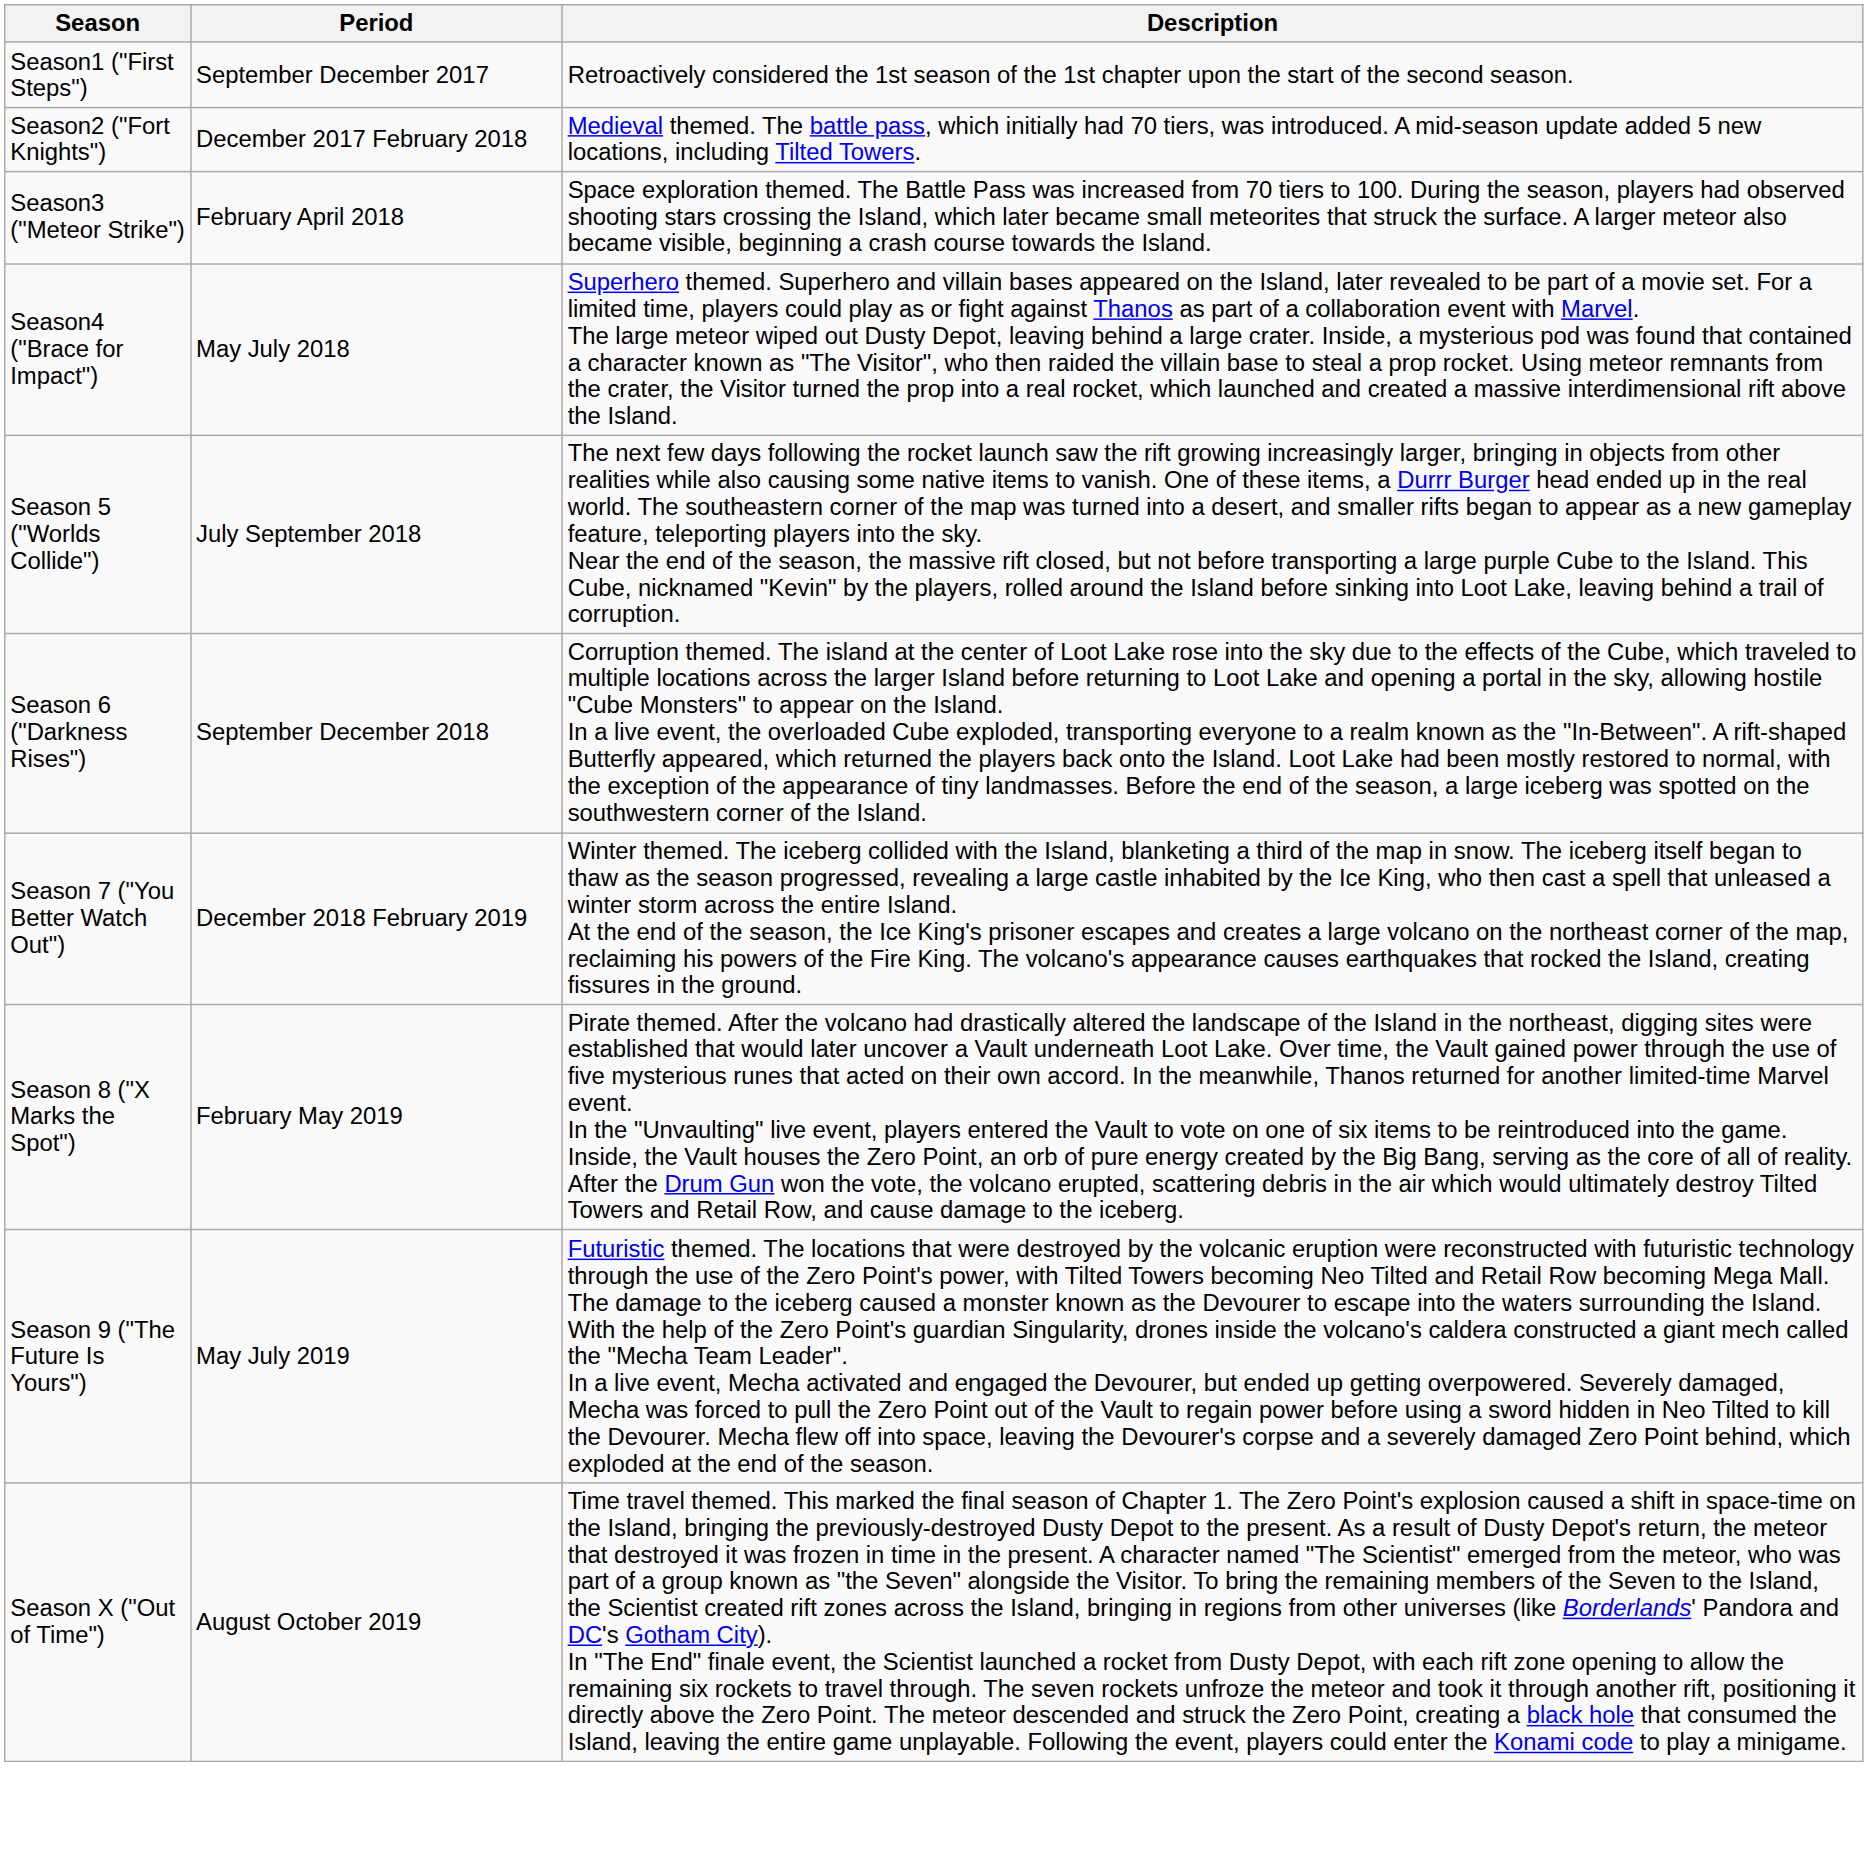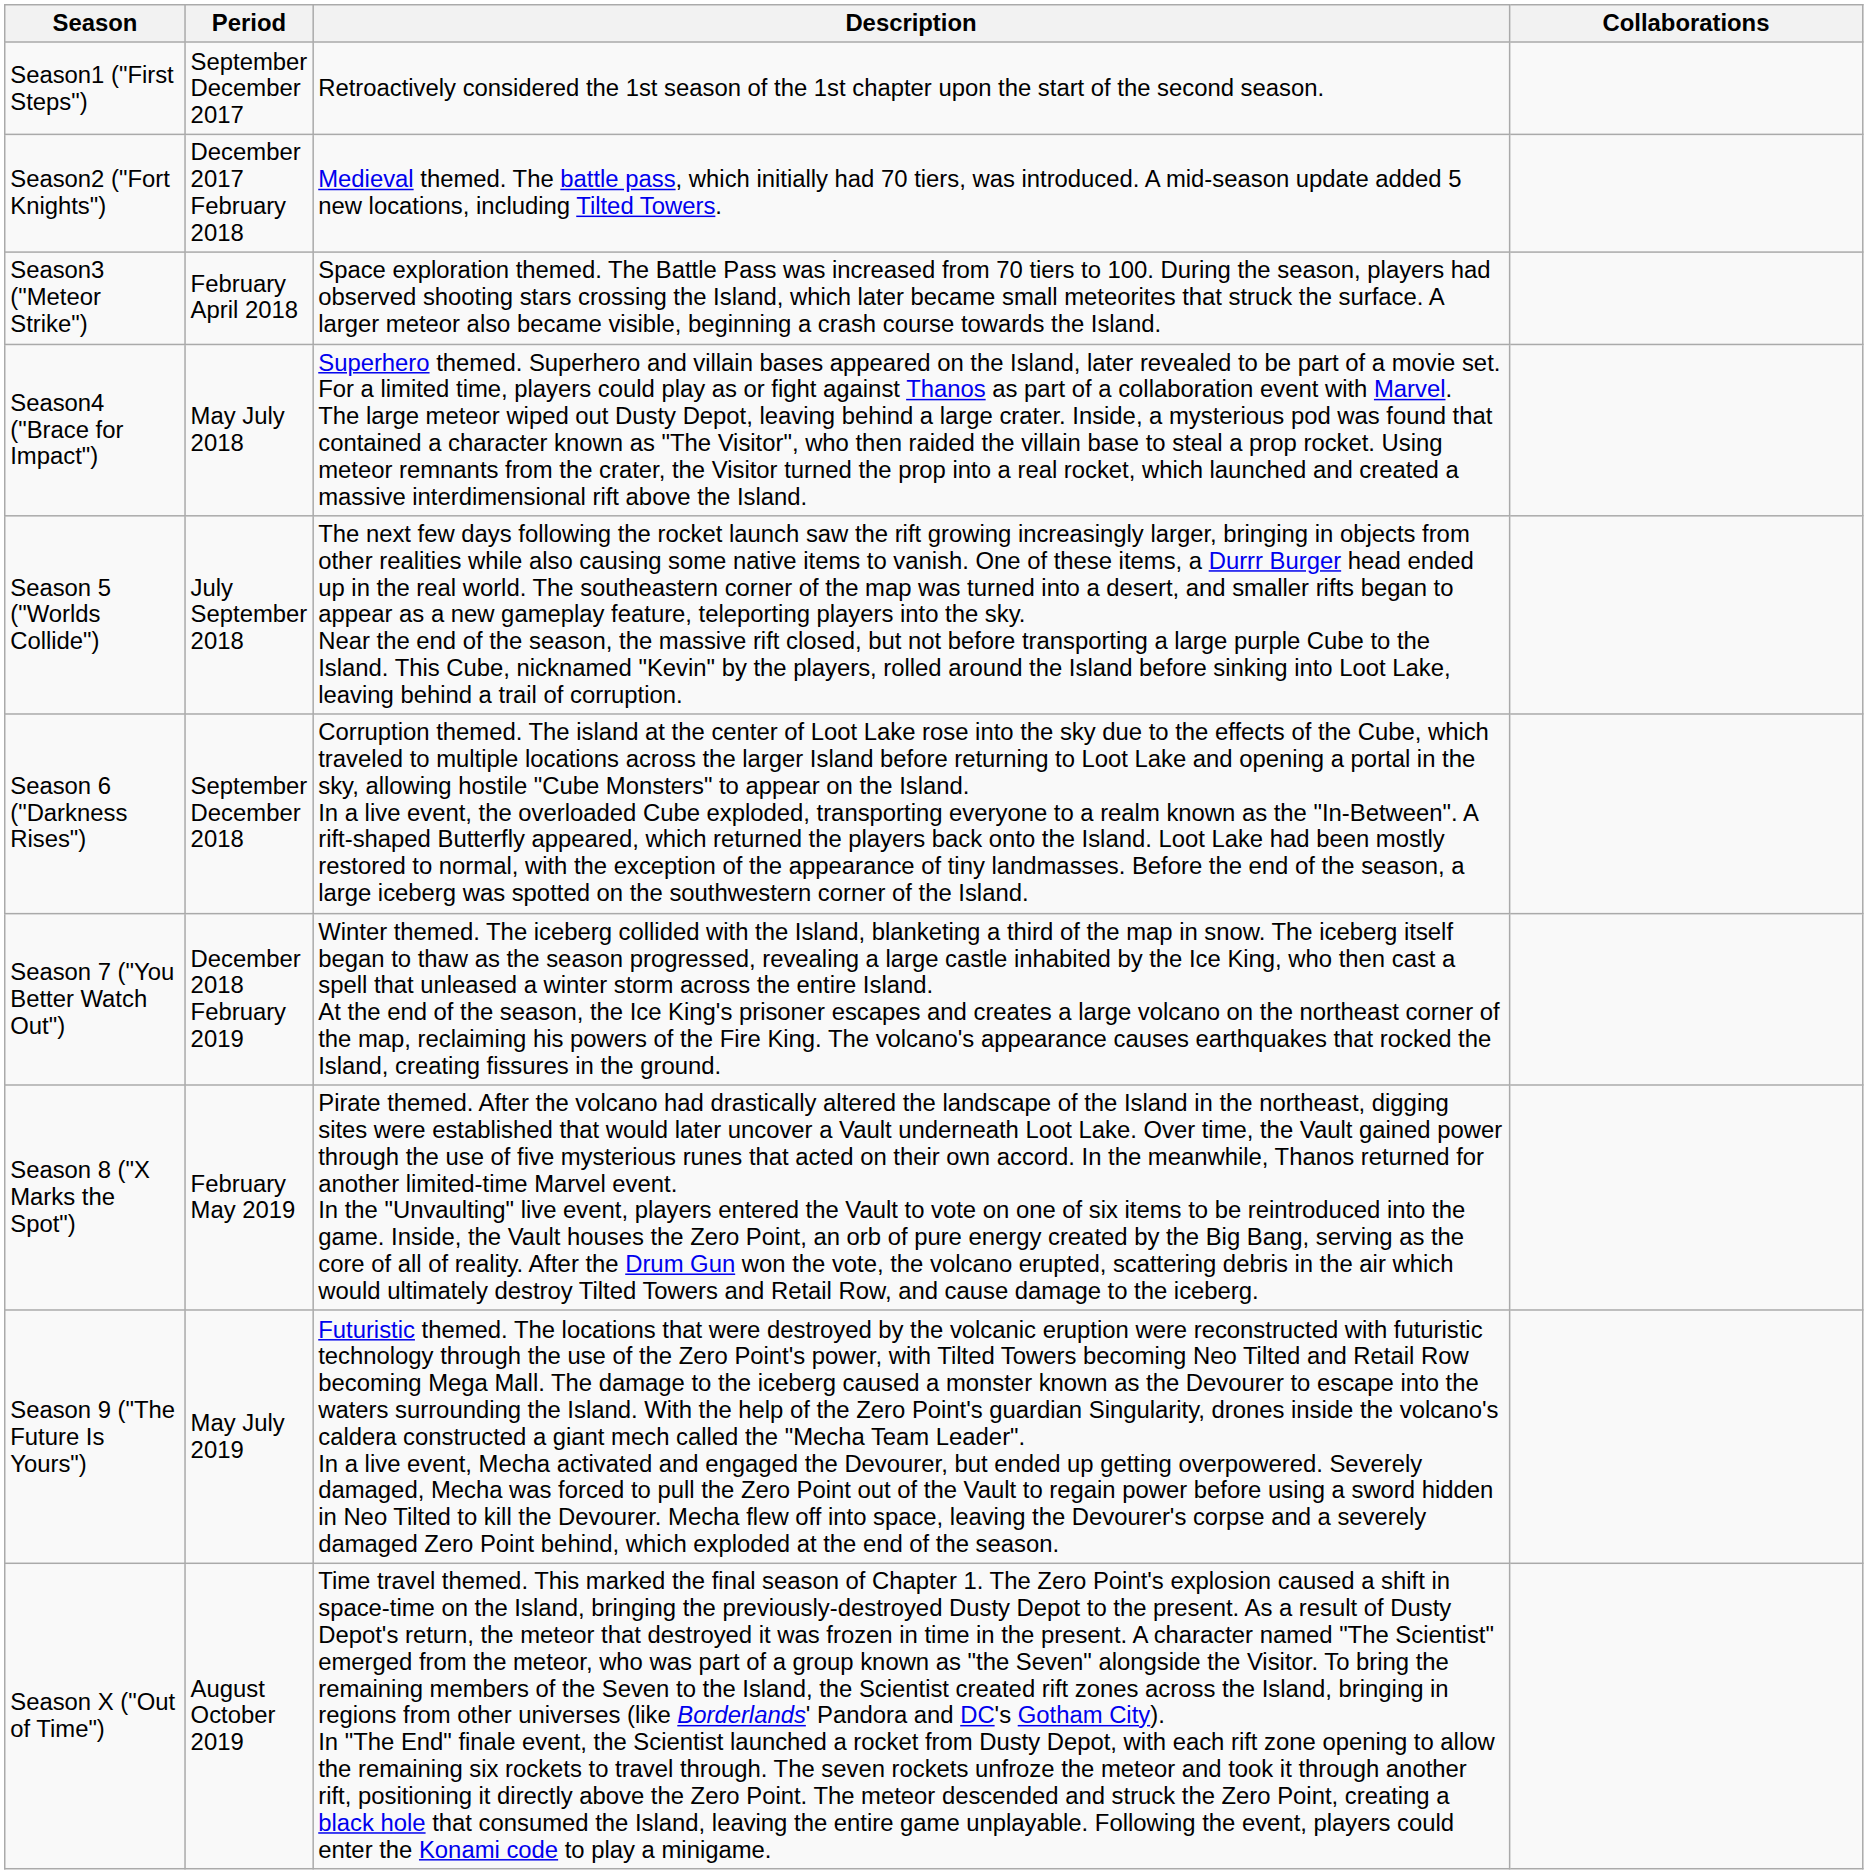+ column: (1686, 23)
